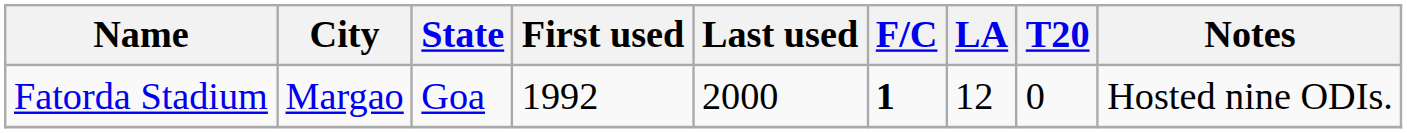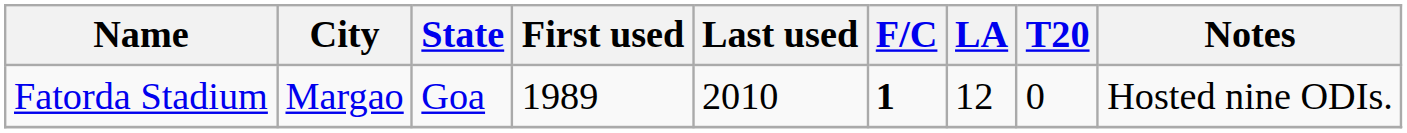(560, 95) 1992 -> (560, 95) 1989
(740, 95) 2000 -> (740, 95) 2010
